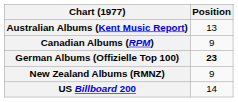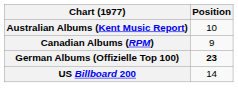(212, 27) 13 -> (212, 27) 10
- row: (97, 74)
